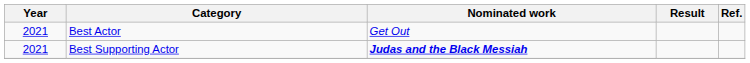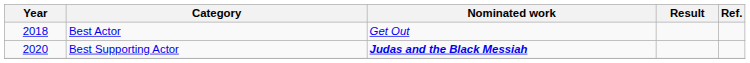(35, 31) 2021 -> (35, 31) 2018
(35, 49) 2021 -> (35, 49) 2020
